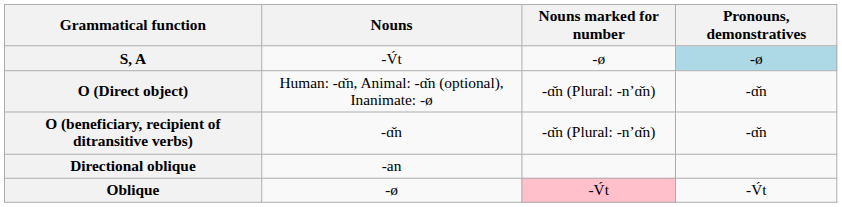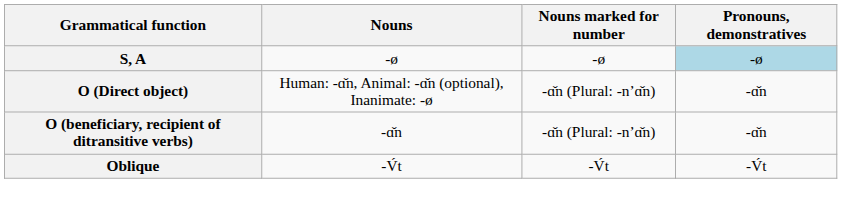(392, 58) -V́t -> (392, 58) -ø
- row: (133, 165)
(392, 190) -ø -> (392, 165) -V́t
(599, 190) pink background -> (599, 165) no background
